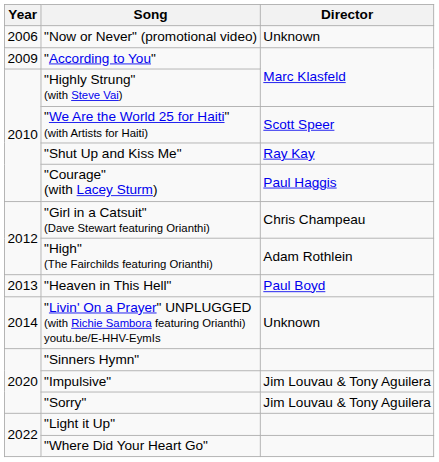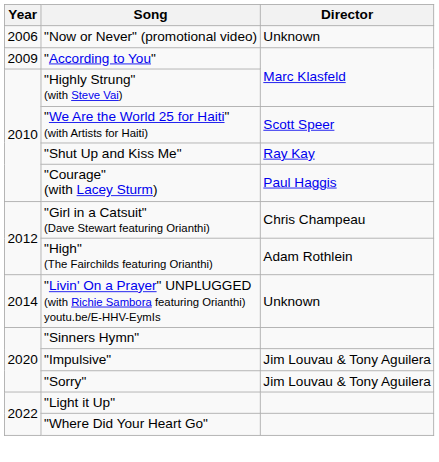- row: (108, 285)
